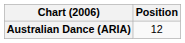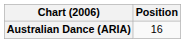(157, 30) 12 -> (157, 30) 16
